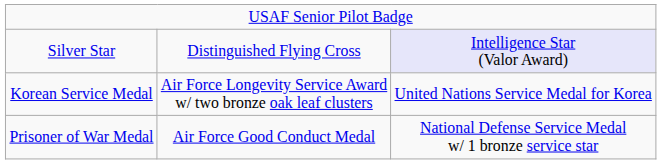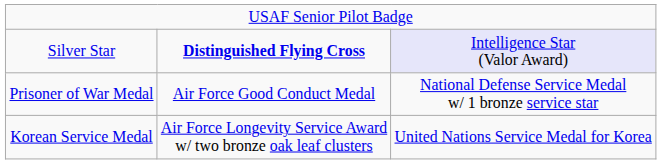(274, 51) normal -> (274, 51) bold
rows swapped: (82, 136) <-> (82, 94)
